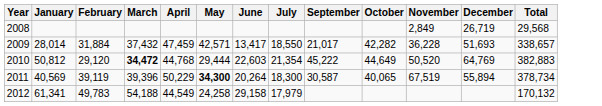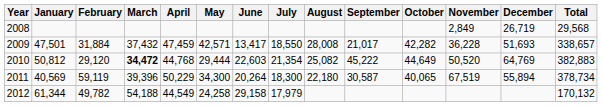+ column: (325, 12)
(50, 45) 28,014 -> (50, 45) 47,501
(93, 77) 39,119 -> (93, 77) 59,119
(214, 77) bold -> (214, 77) normal
(50, 93) 61,341 -> (50, 93) 61,344
(94, 93) 49,783 -> (94, 93) 49,782
